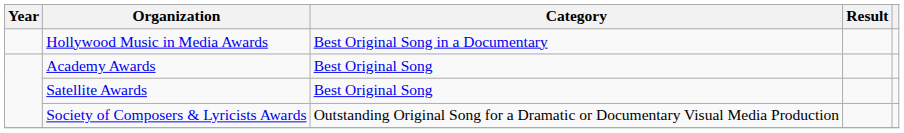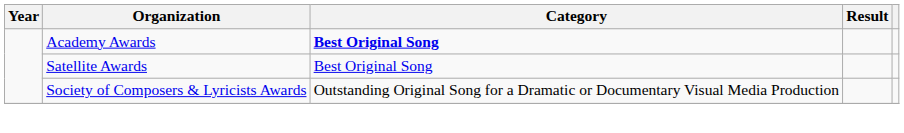- row: (157, 41)
(373, 66) normal -> (376, 41) bold
